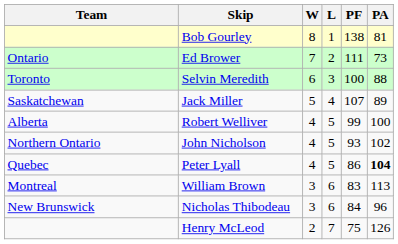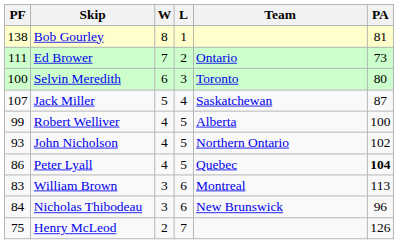columns swapped: (92, 15) <-> (354, 15)
(380, 79) 88 -> (380, 79) 80
(380, 100) 89 -> (380, 100) 87
